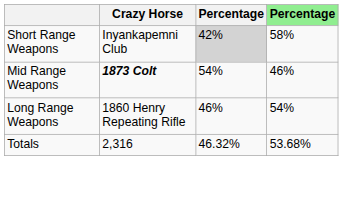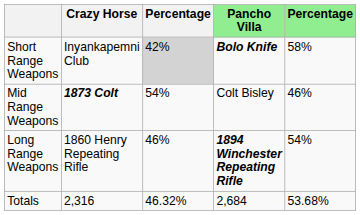+ column: (249, 20)
